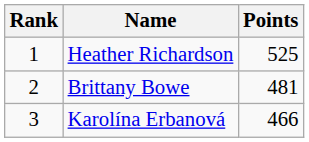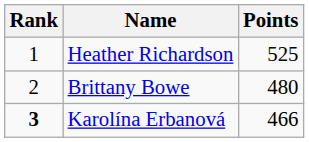(283, 86) 481 -> (283, 86) 480
(34, 119) normal -> (34, 119) bold
